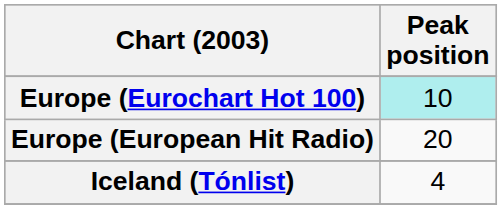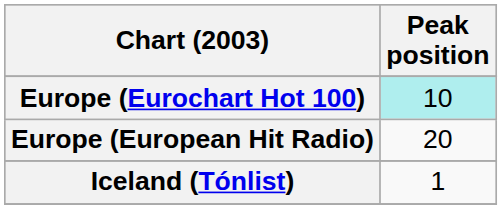(438, 181) 4 -> (438, 181) 1
